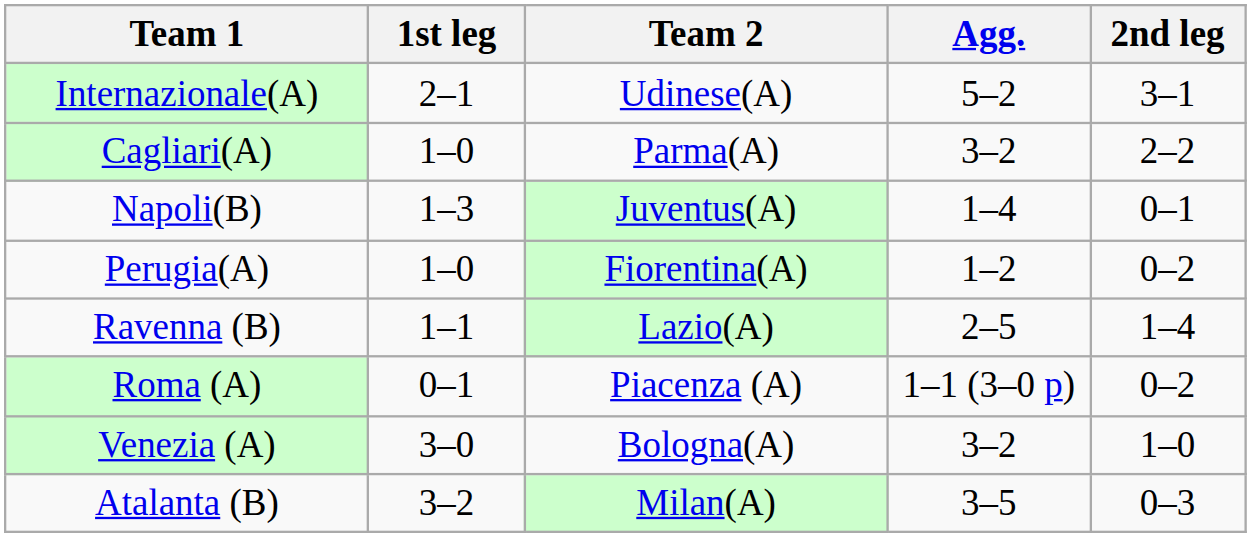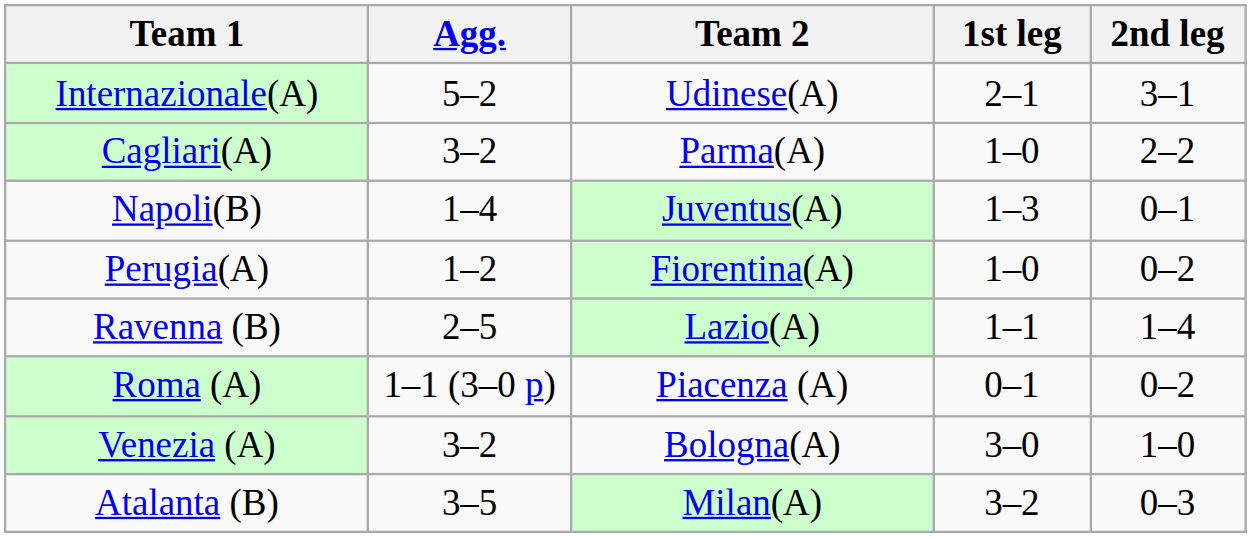columns swapped: (989, 33) <-> (446, 33)
